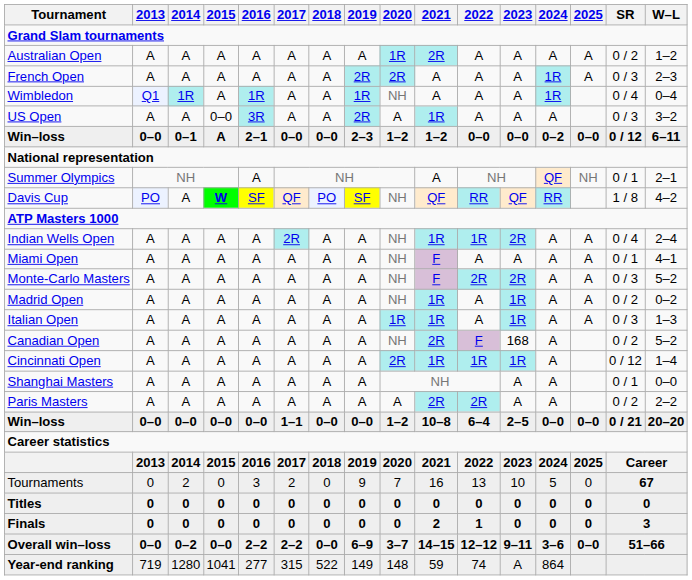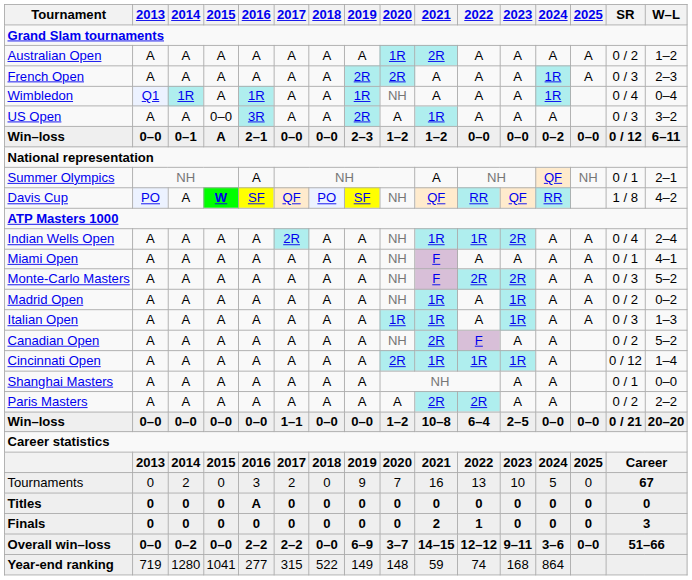(518, 340) 168 -> (518, 340) A
(256, 503) 0 -> (256, 503) A
(518, 564) A -> (518, 564) 168
